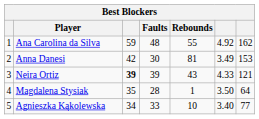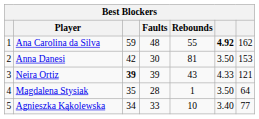(225, 44) normal -> (225, 44) bold
(225, 59) 3.49 -> (225, 59) 3.50
